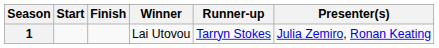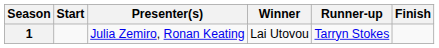columns swapped: (108, 14) <-> (354, 14)
